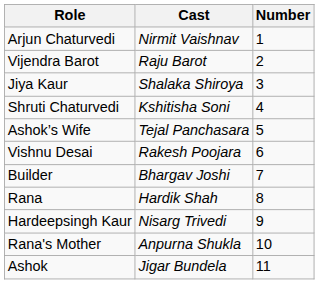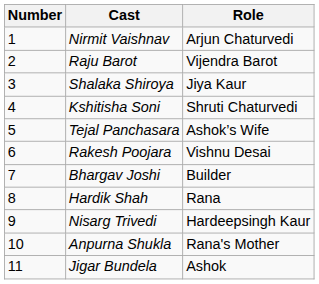columns swapped: (283, 15) <-> (70, 15)
